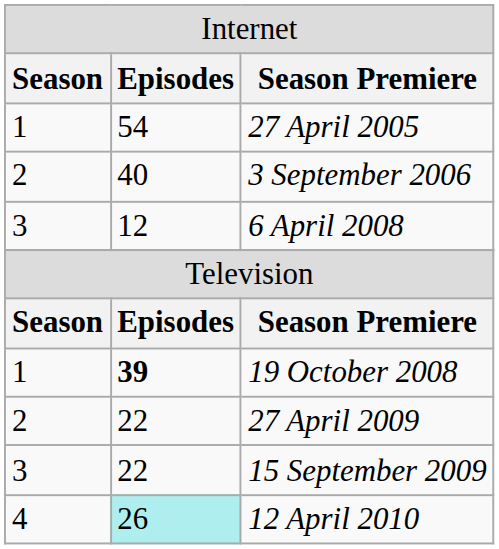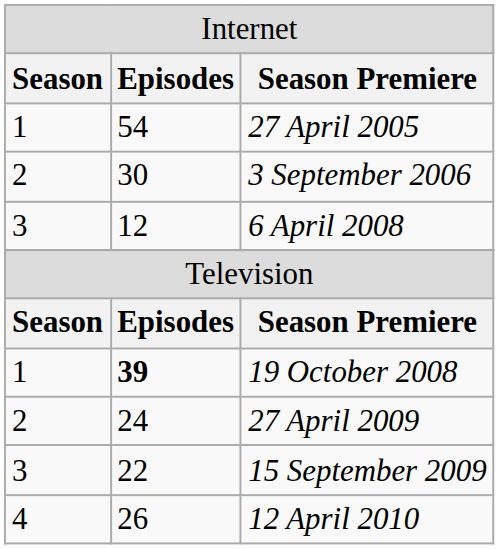(133, 175) 40 -> (133, 175) 30
(133, 420) 22 -> (133, 420) 24
(133, 518) paleturquoise background -> (133, 518) no background
